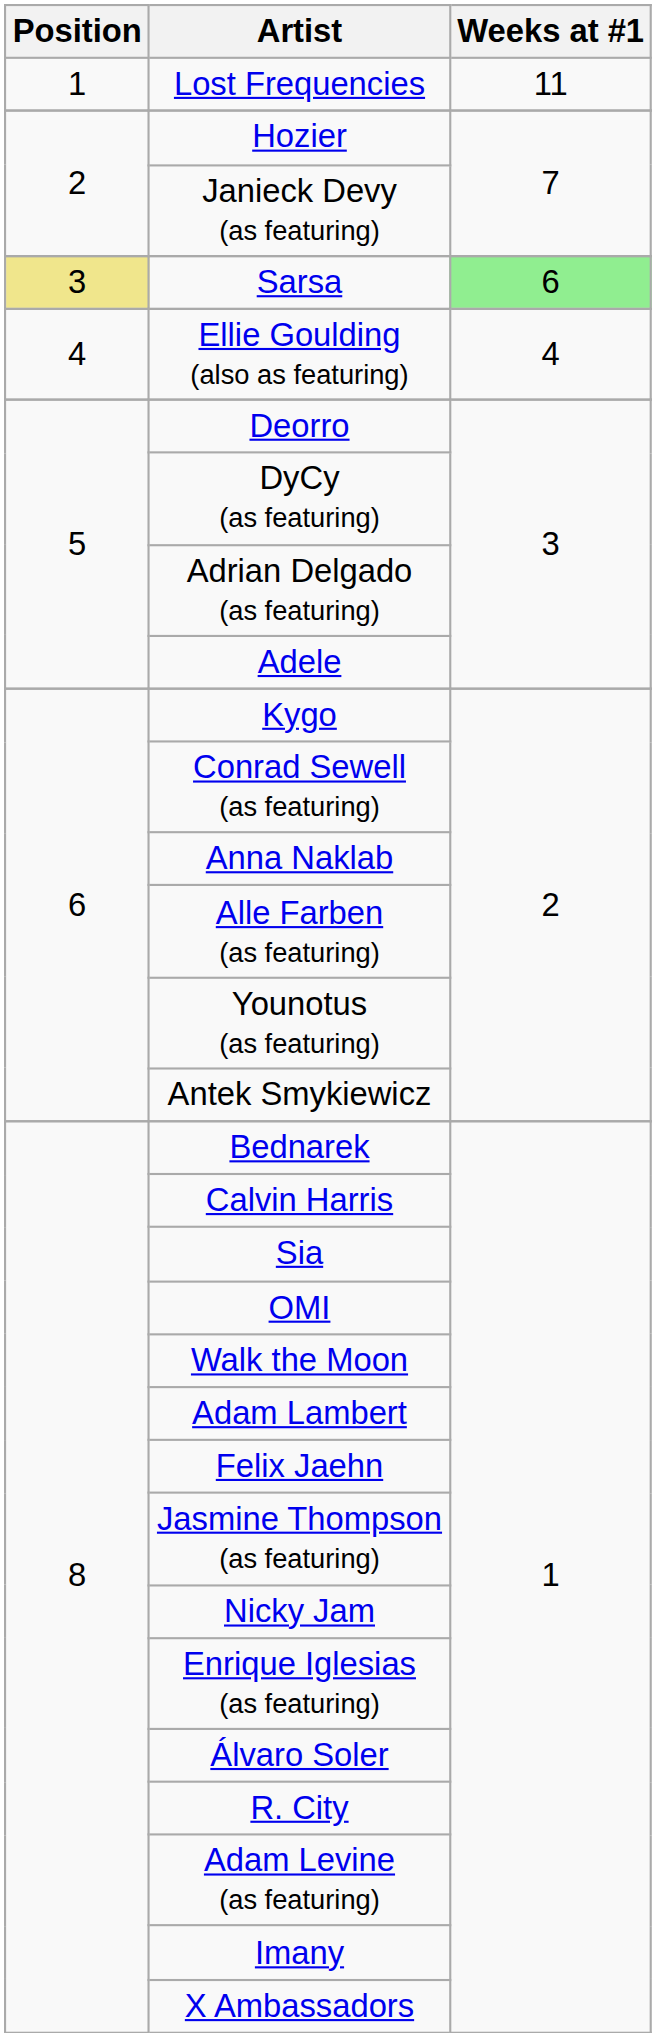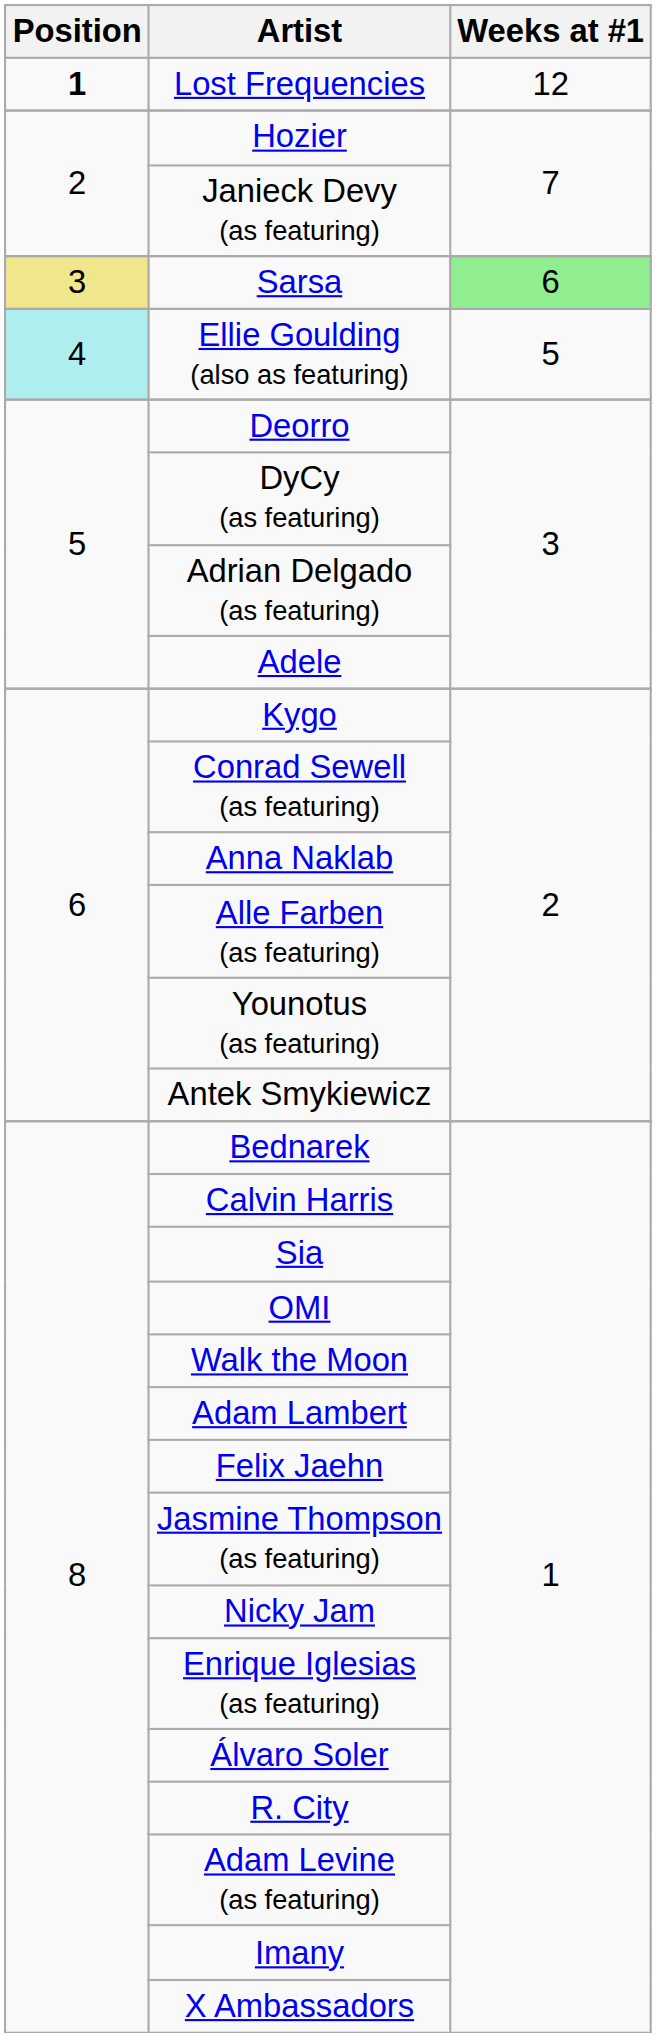(77, 83) normal -> (77, 83) bold
(551, 83) 11 -> (551, 83) 12
(77, 353) no background -> (77, 353) paleturquoise background
(551, 353) 4 -> (551, 353) 5
